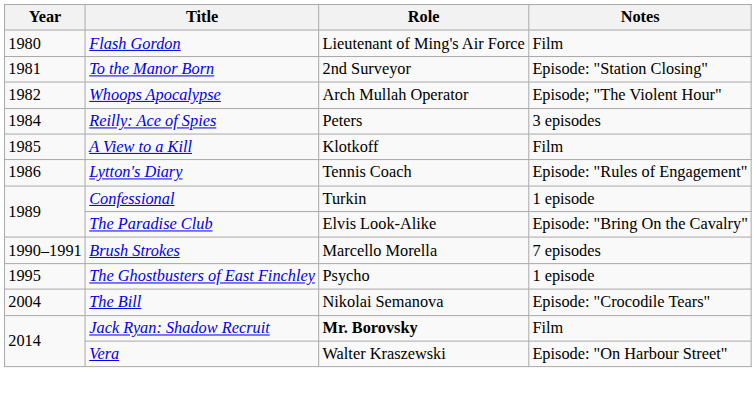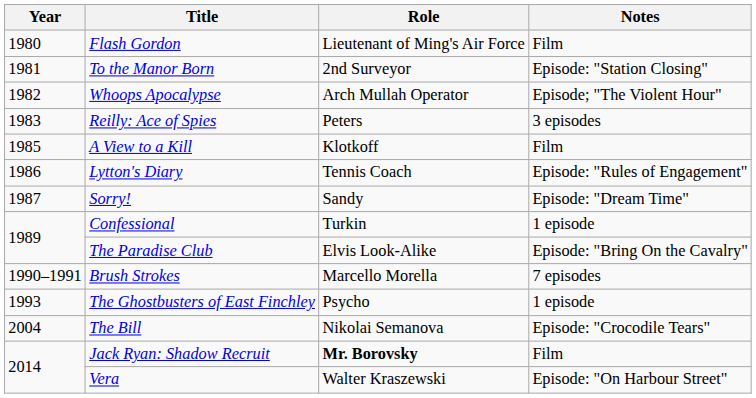(25, 120) 1984 -> (25, 120) 1983
+ row: (110, 198)
(25, 276) 1995 -> (25, 302) 1993
